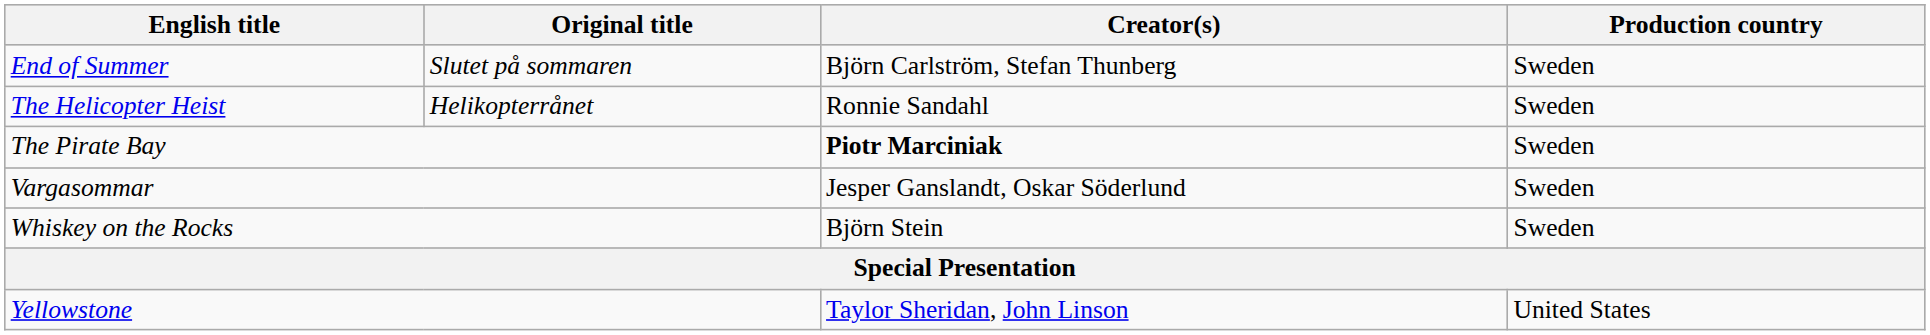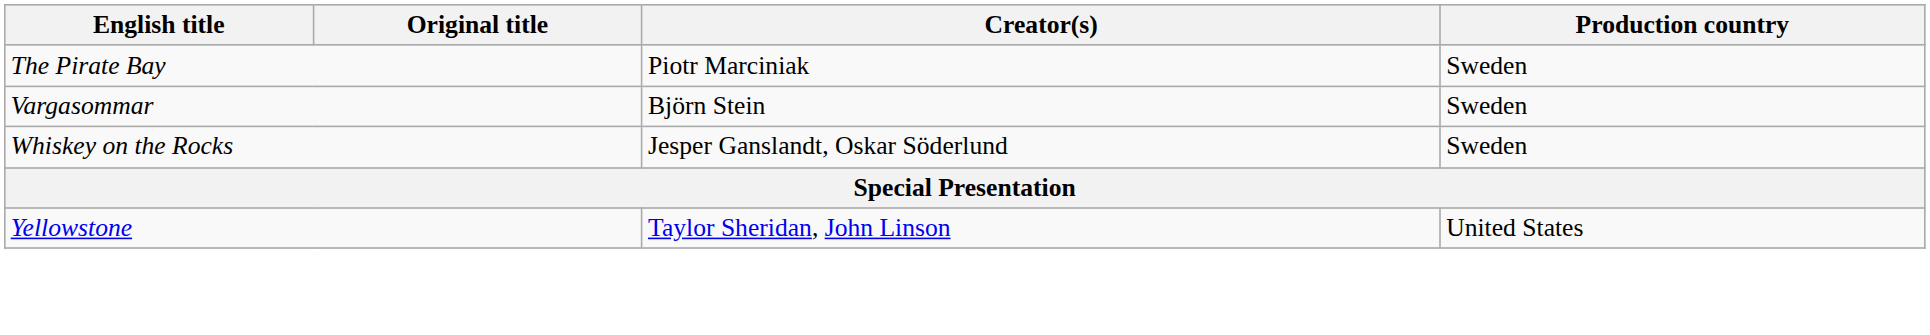- row: (90, 65)
- row: (118, 106)
(914, 146) bold -> (729, 65) normal
(1006, 187) Jesper Ganslandt, Oskar Söderlund -> (707, 106) Björn Stein
(885, 227) Björn Stein -> (828, 146) Jesper Ganslandt, Oskar Söderlund
